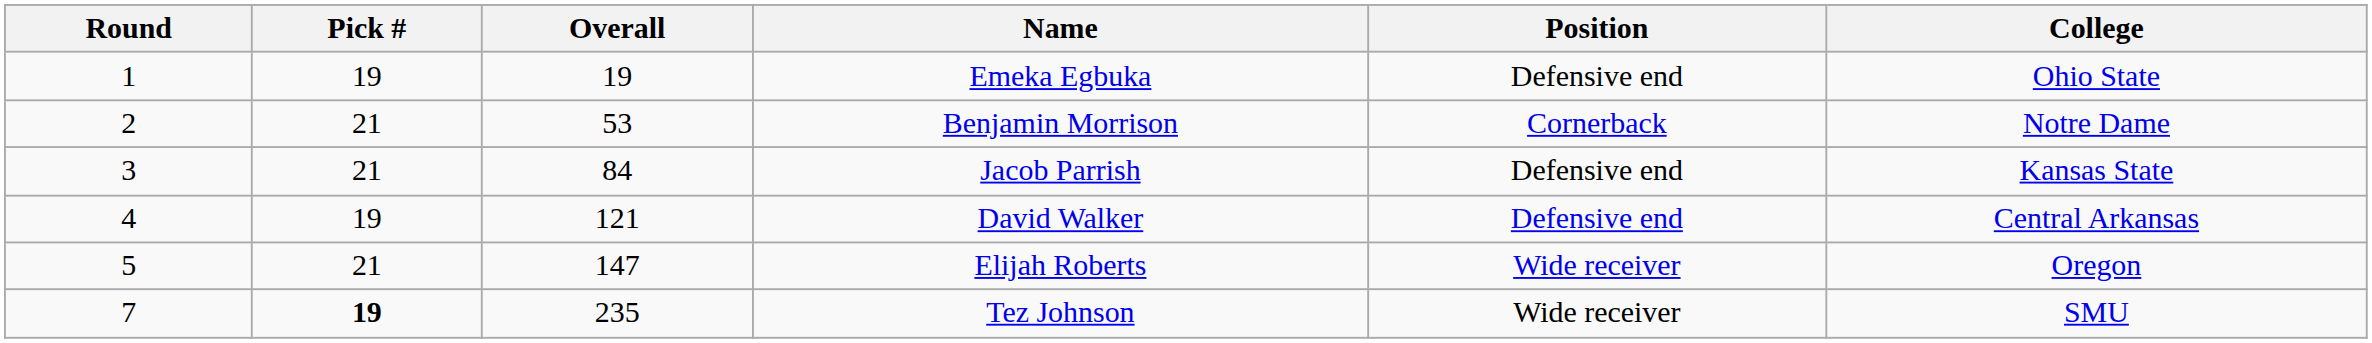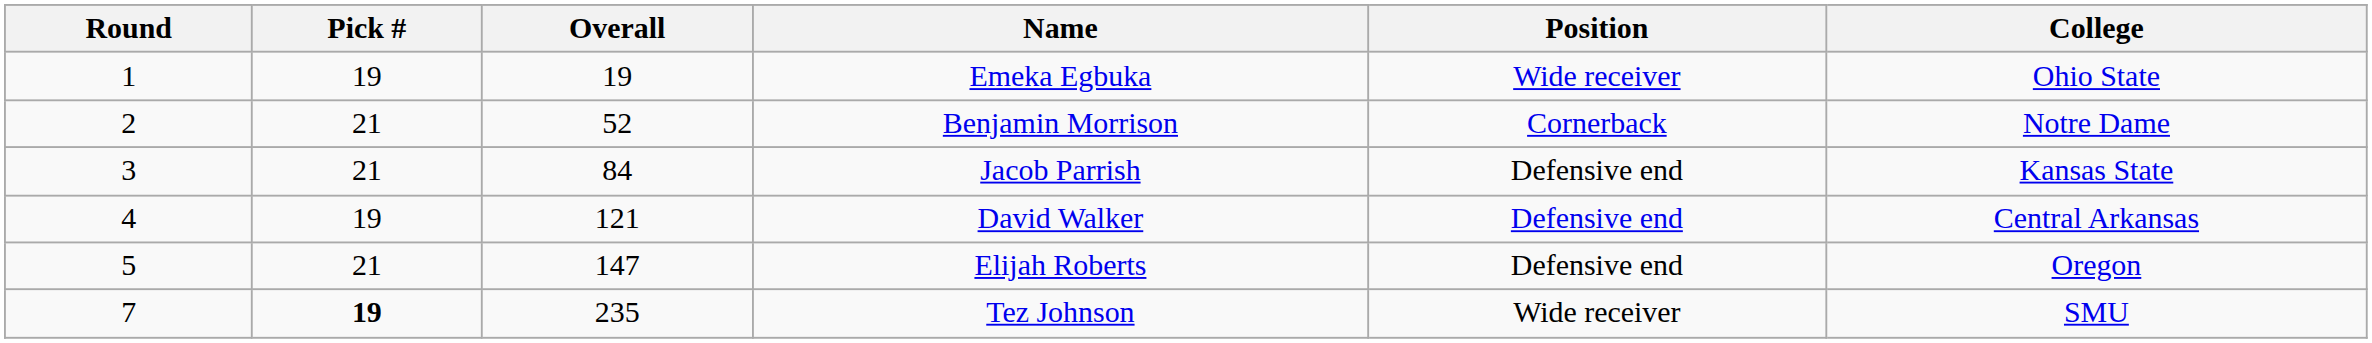(1597, 75) Defensive end -> (1597, 75) Wide receiver
(617, 123) 53 -> (617, 123) 52
(1597, 265) Wide receiver -> (1597, 265) Defensive end
